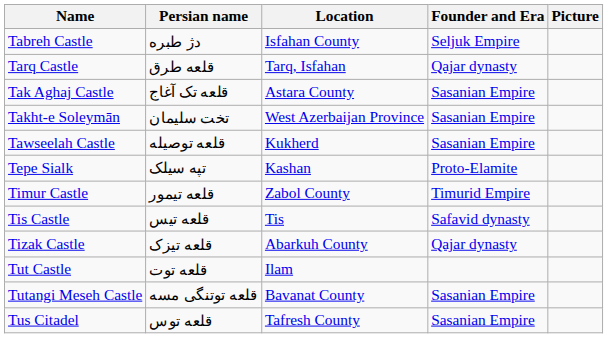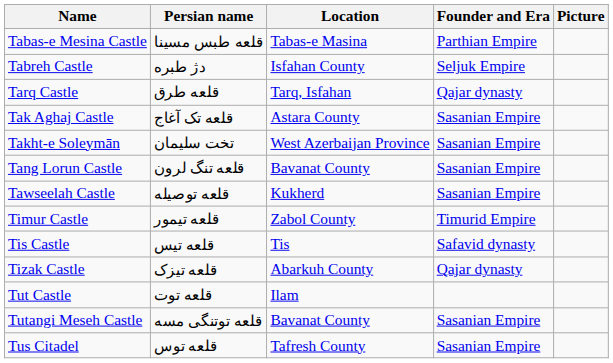+ row: (77, 41)
+ row: (65, 168)
- row: (41, 168)
